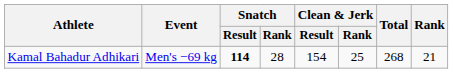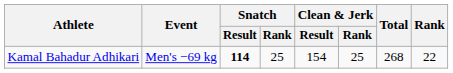(277, 57) 28 -> (277, 57) 25
(430, 57) 21 -> (430, 57) 22
